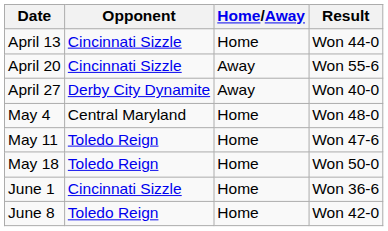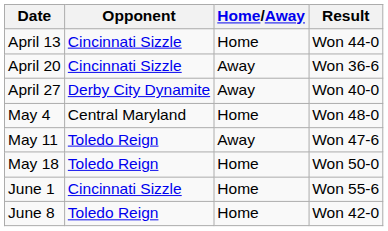(346, 66) Won 55-6 -> (346, 66) Won 36-6
(238, 139) Home -> (236, 139) Away
(346, 189) Won 36-6 -> (346, 189) Won 55-6
